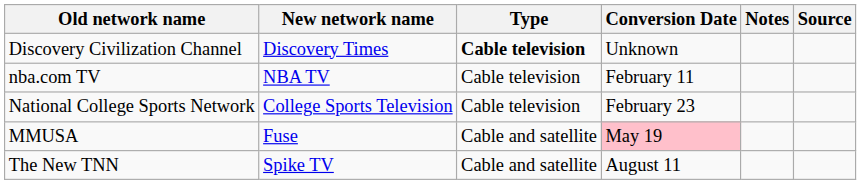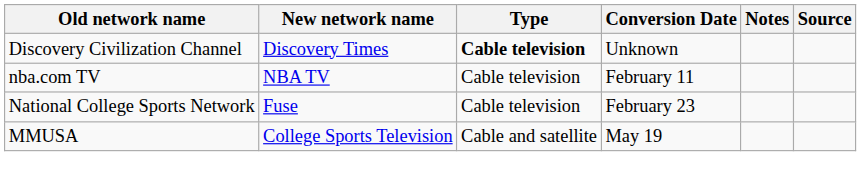(358, 106) College Sports Television -> (280, 106) Fuse
(280, 135) Fuse -> (358, 135) College Sports Television
(634, 135) pink background -> (634, 135) no background
- row: (64, 164)
